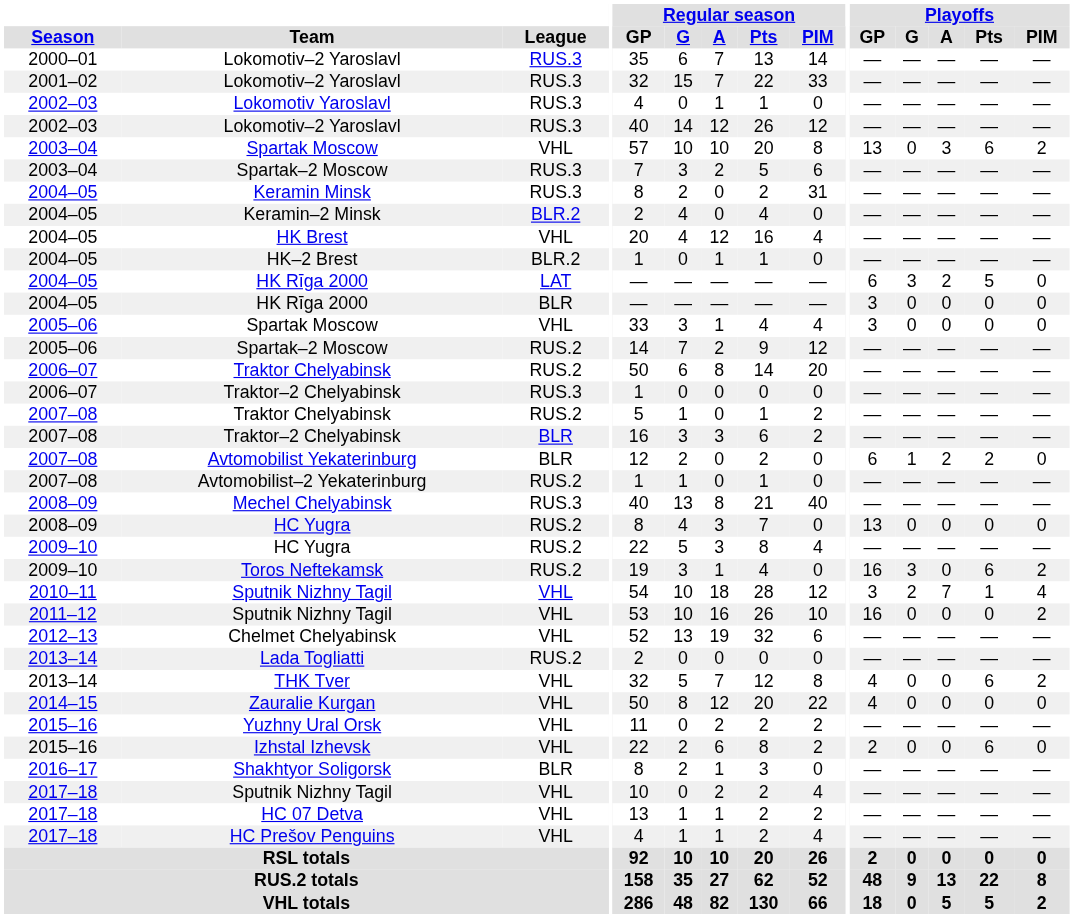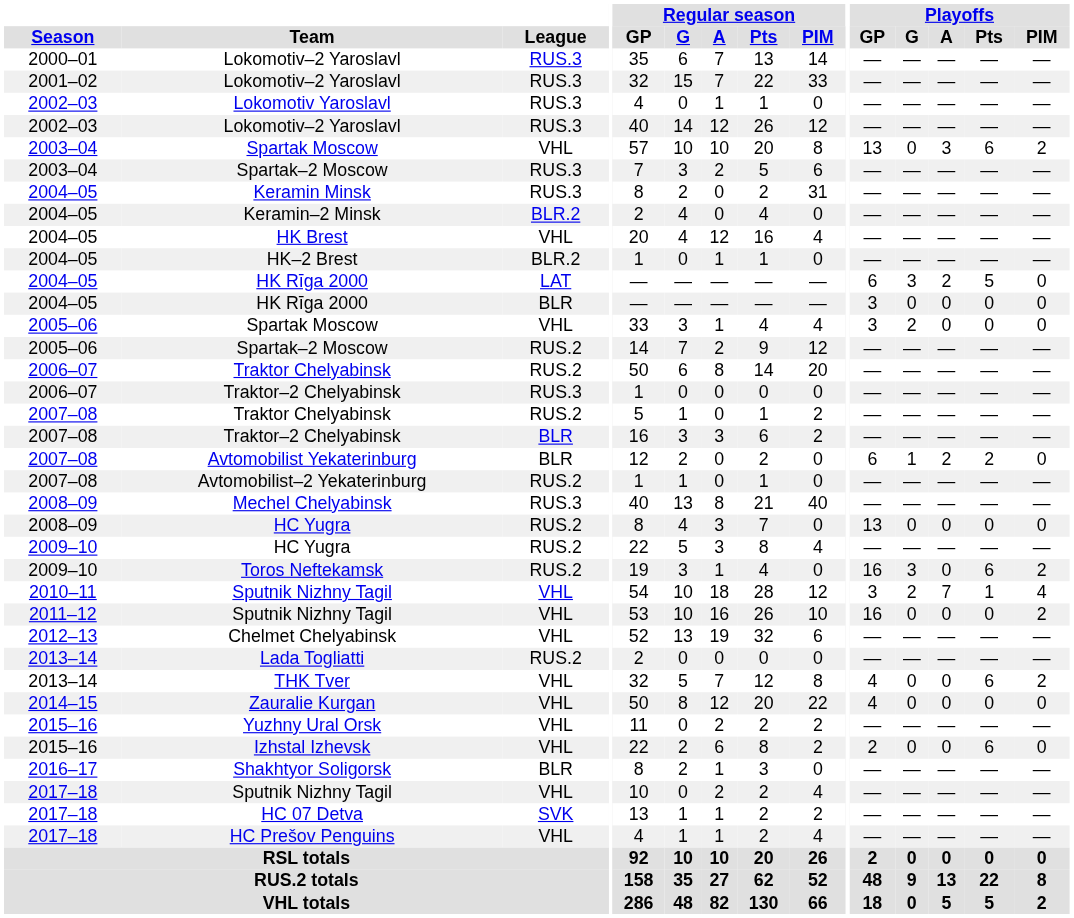(912, 325) 0 -> (912, 325) 2
(556, 814) VHL -> (556, 814) SVK
